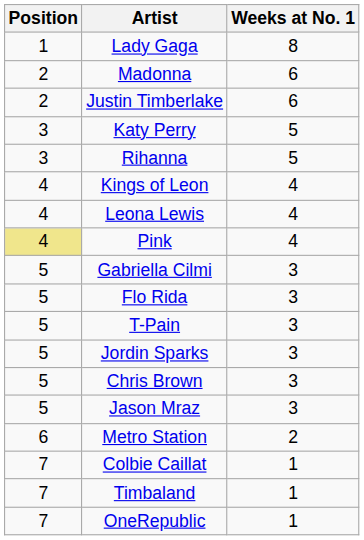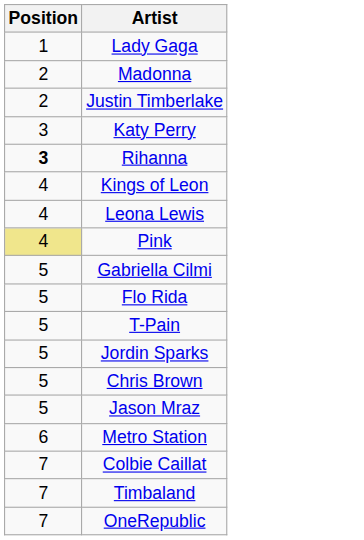- column: (293, 18)
(43, 158) normal -> (43, 158) bold
